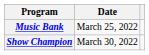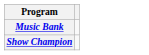- column: (107, 12)
